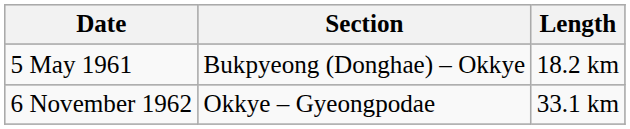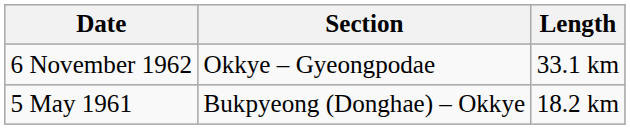rows swapped: (71, 64) <-> (101, 104)
